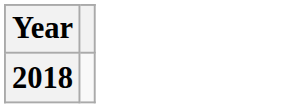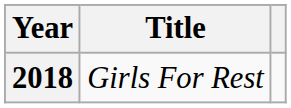+ column: (175, 28)
